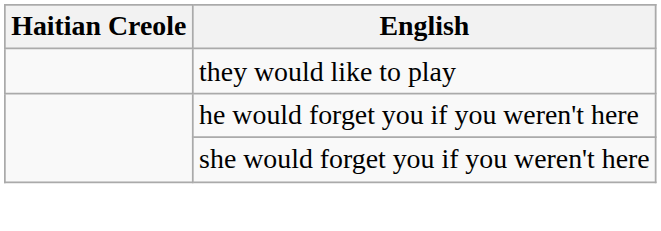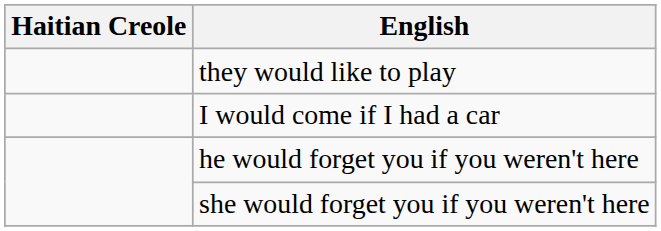+ row: (349, 114)
